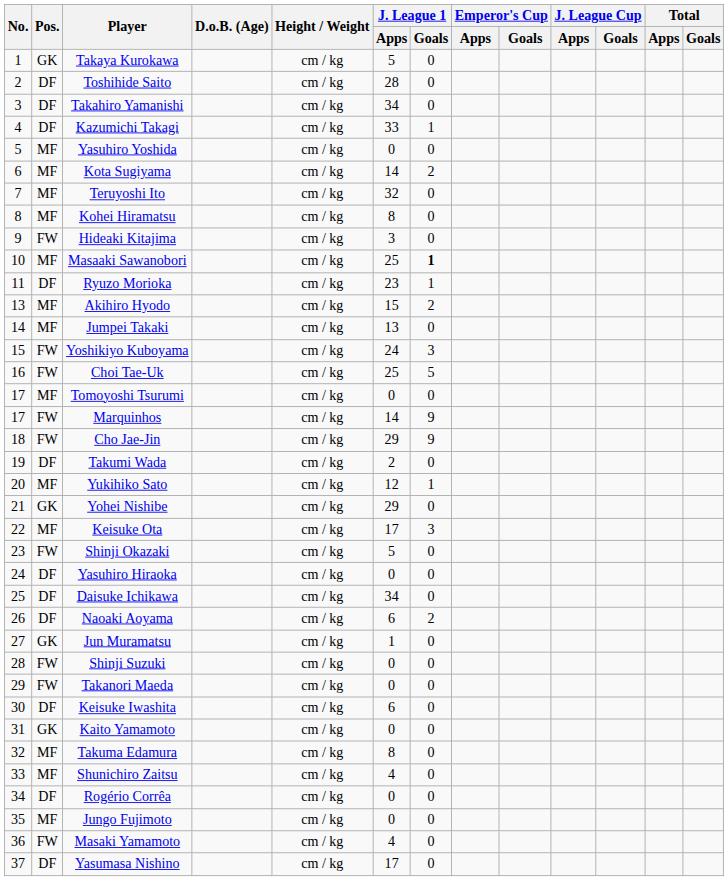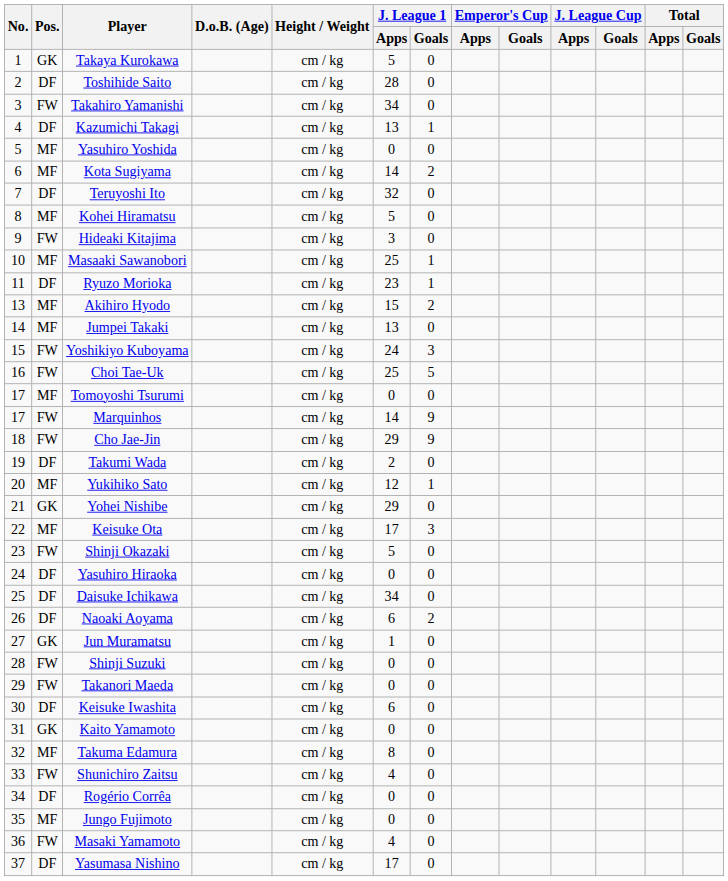(47, 104) DF -> (47, 104) FW
(392, 127) 33 -> (392, 127) 13
(47, 194) MF -> (47, 194) DF
(392, 216) 8 -> (392, 216) 5
(431, 261) bold -> (431, 261) normal
(47, 774) MF -> (47, 774) FW
